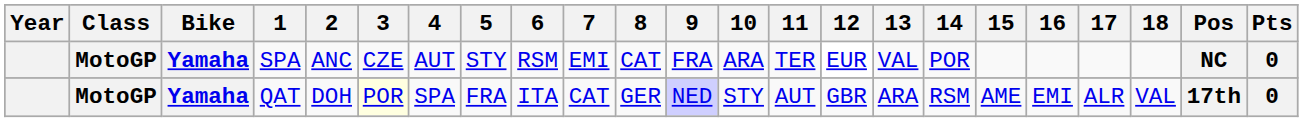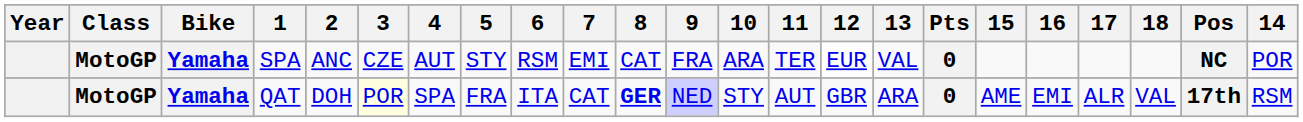columns swapped: (950, 23) <-> (1272, 23)
(641, 97) normal -> (641, 97) bold
